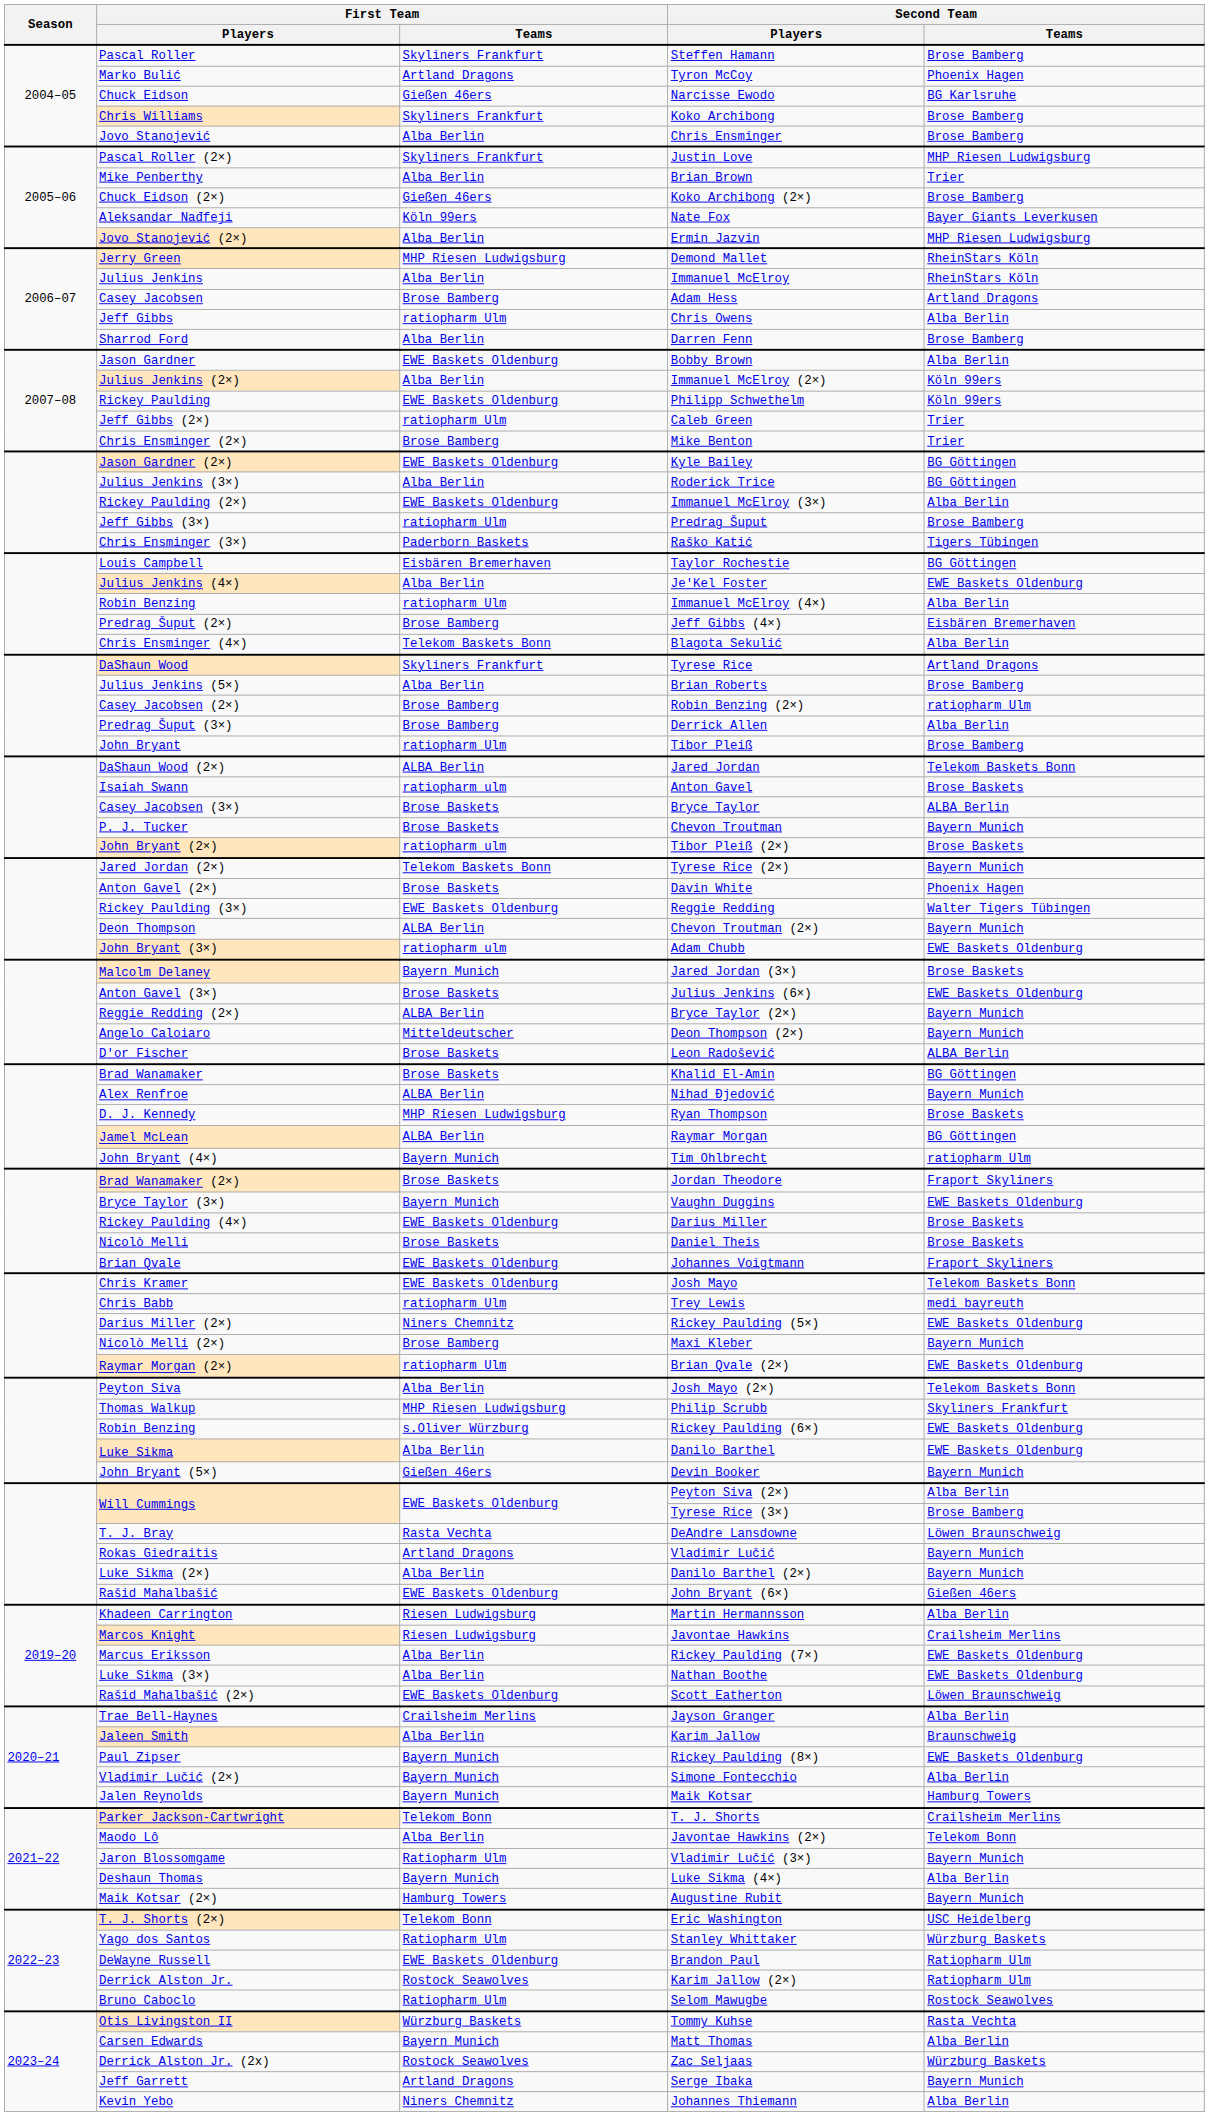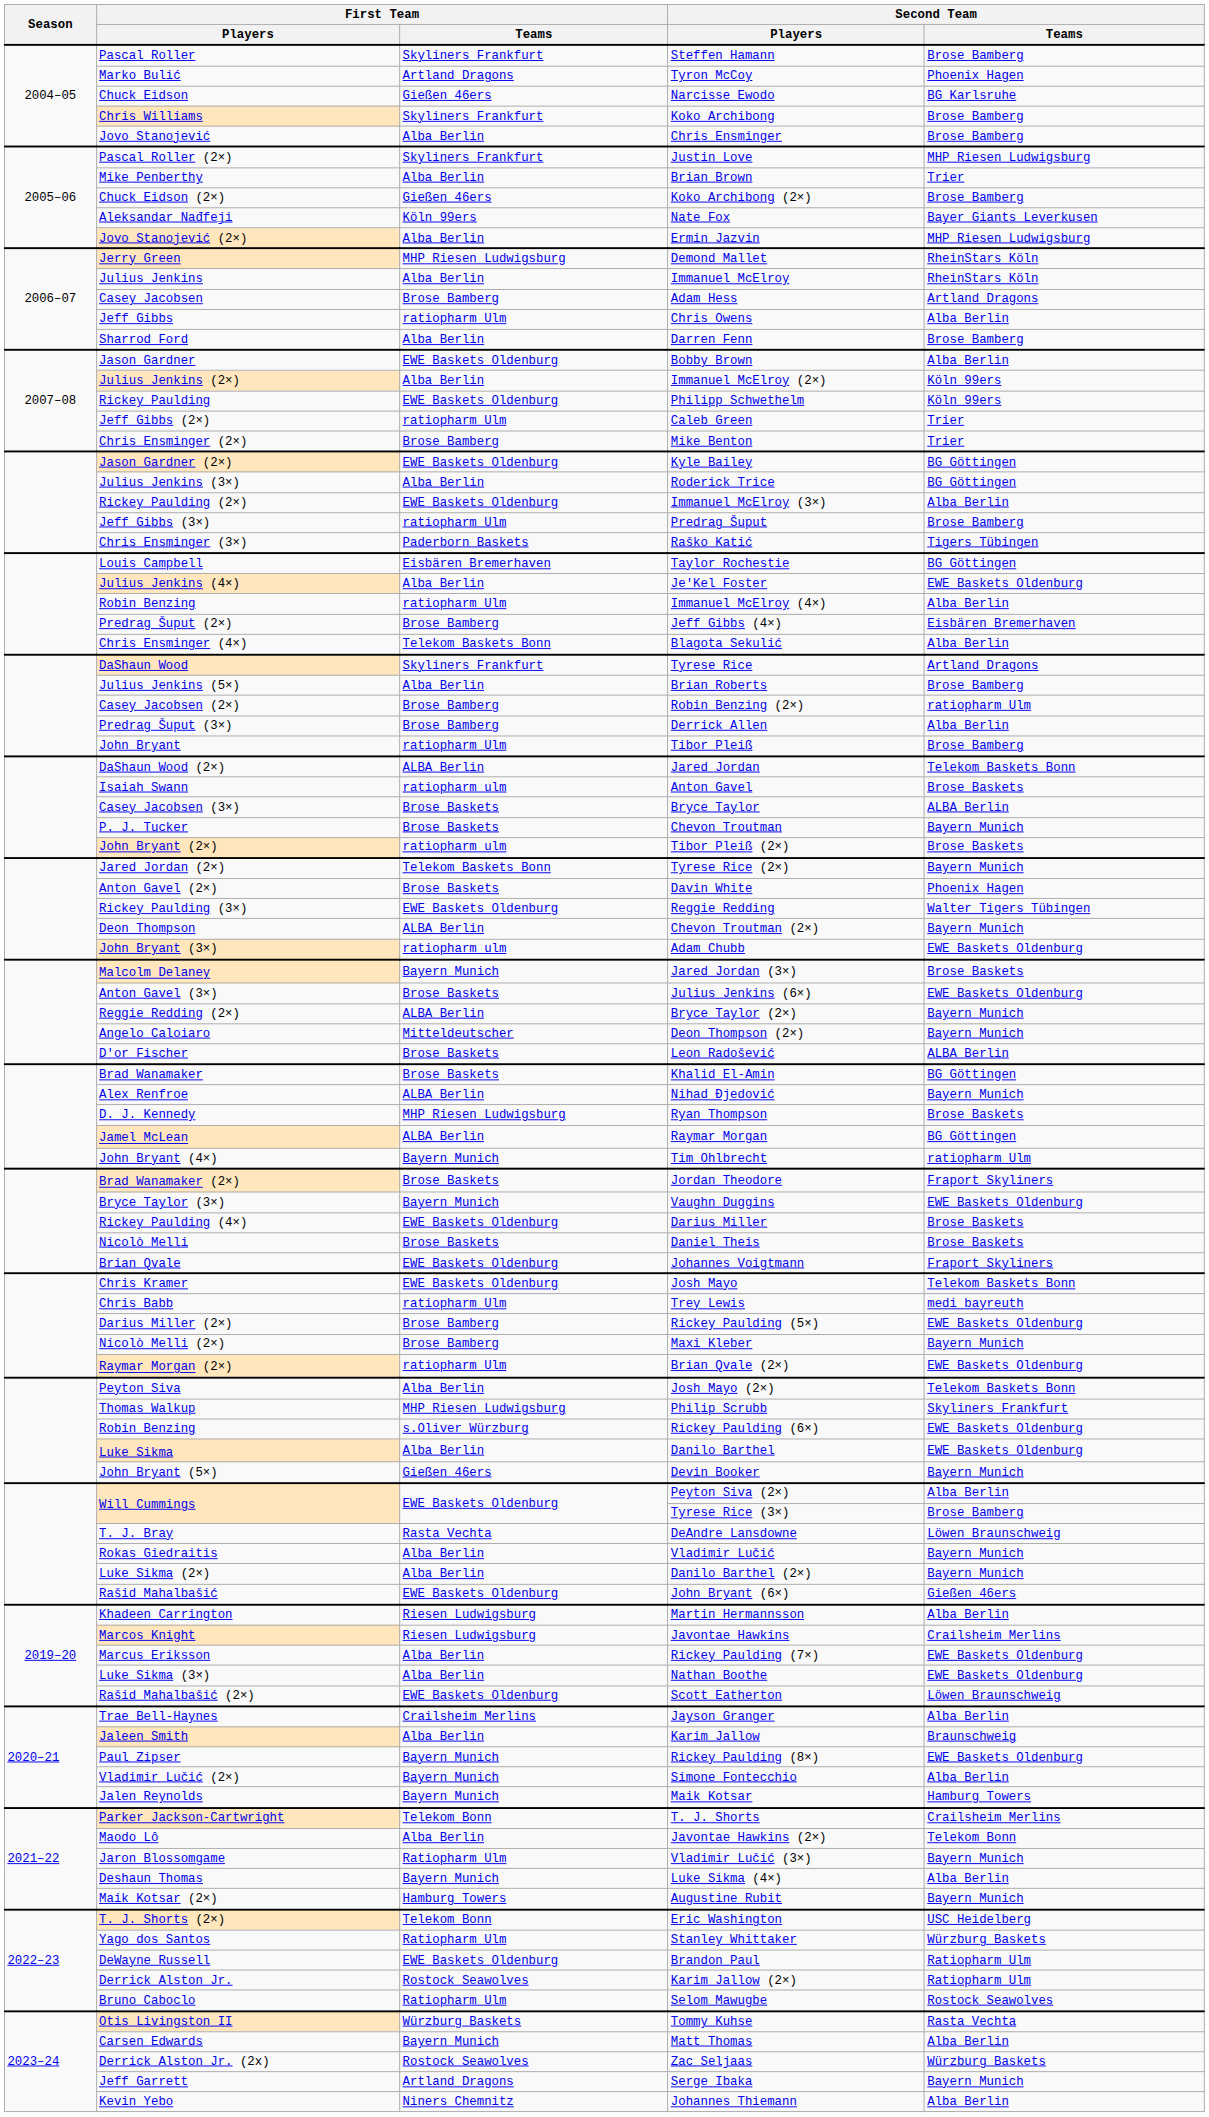(458, 1324) Niners Chemnitz -> (451, 1324) Brose Bamberg
(458, 1554) Artland Dragons -> (443, 1554) Alba Berlin
